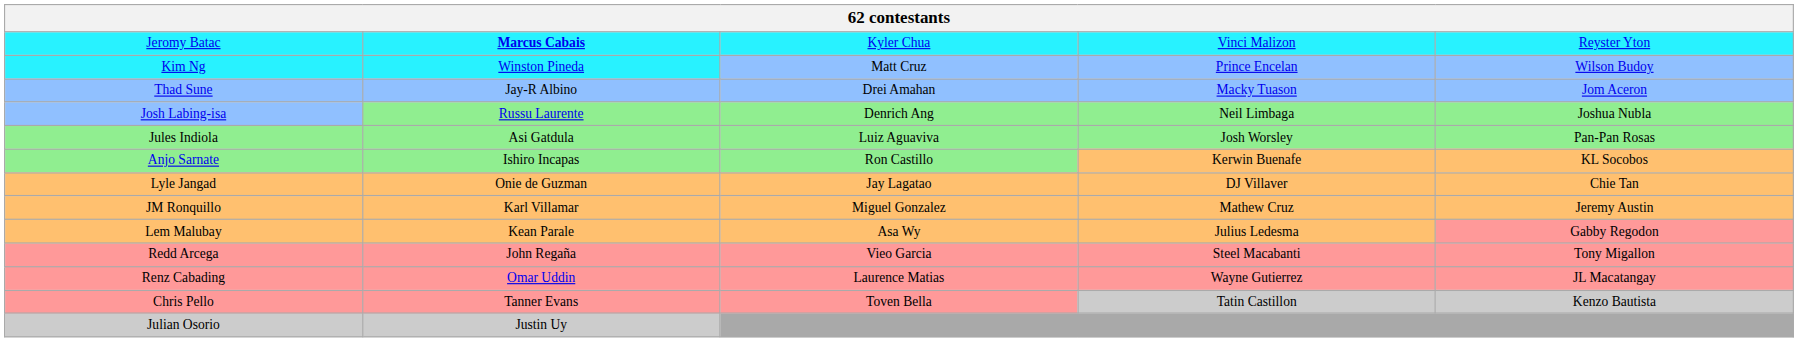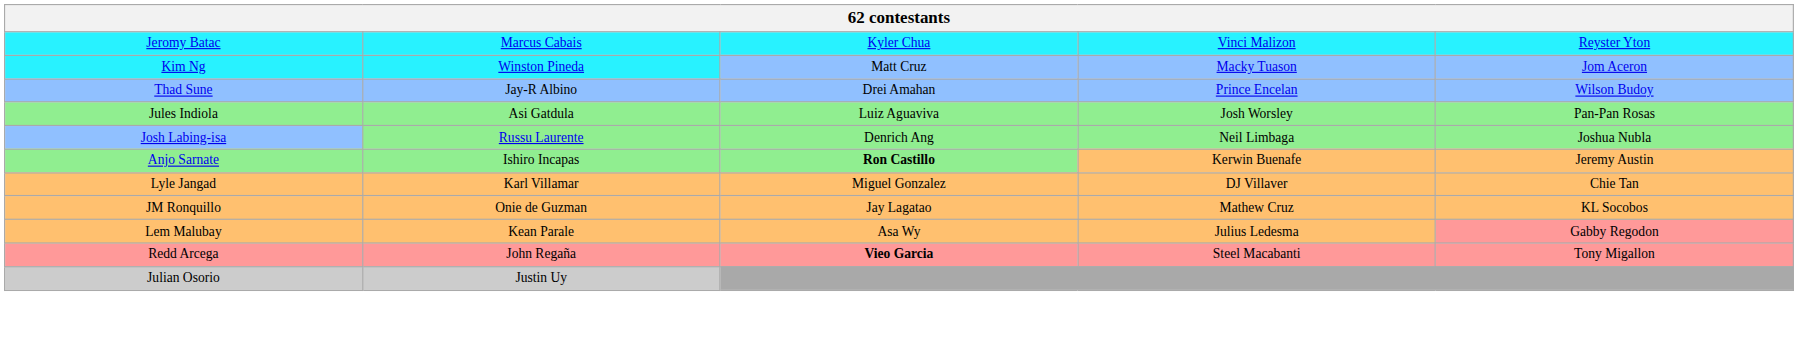(541, 43) bold -> (541, 43) normal
(1257, 66) Prince Encelan -> (1257, 66) Macky Tuason
(1614, 66) Wilson Budoy -> (1614, 66) Jom Aceron
(1257, 90) Macky Tuason -> (1257, 90) Prince Encelan
(1614, 90) Jom Aceron -> (1614, 90) Wilson Budoy
rows swapped: (183, 113) <-> (183, 137)
(899, 160) normal -> (899, 160) bold
(1614, 160) KL Socobos -> (1614, 160) Jeremy Austin
(541, 184) Onie de Guzman -> (541, 184) Karl Villamar
(899, 184) Jay Lagatao -> (899, 184) Miguel Gonzalez
(541, 207) Karl Villamar -> (541, 207) Onie de Guzman
(899, 207) Miguel Gonzalez -> (899, 207) Jay Lagatao
(1614, 207) Jeremy Austin -> (1614, 207) KL Socobos
(899, 254) normal -> (899, 254) bold
- row: (183, 278)
- row: (183, 301)
